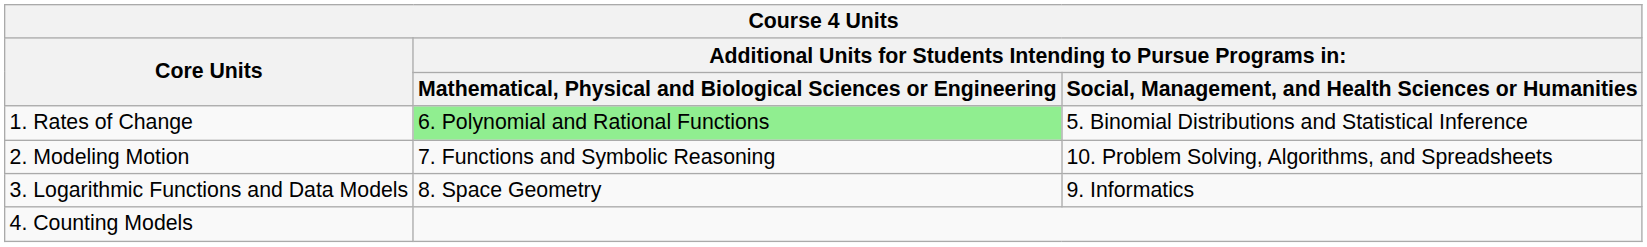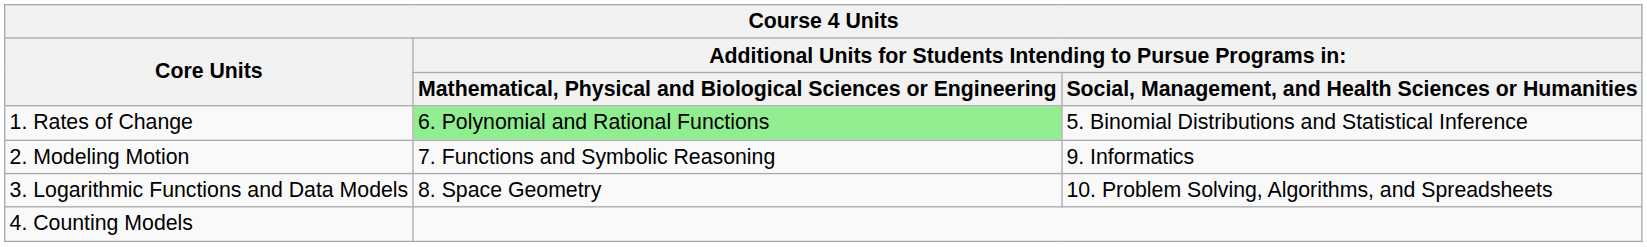(1310, 156) 10. Problem Solving, Algorithms, and Spreadsheets -> (1130, 156) 9. Informatics
(1130, 190) 9. Informatics -> (1310, 190) 10. Problem Solving, Algorithms, and Spreadsheets
